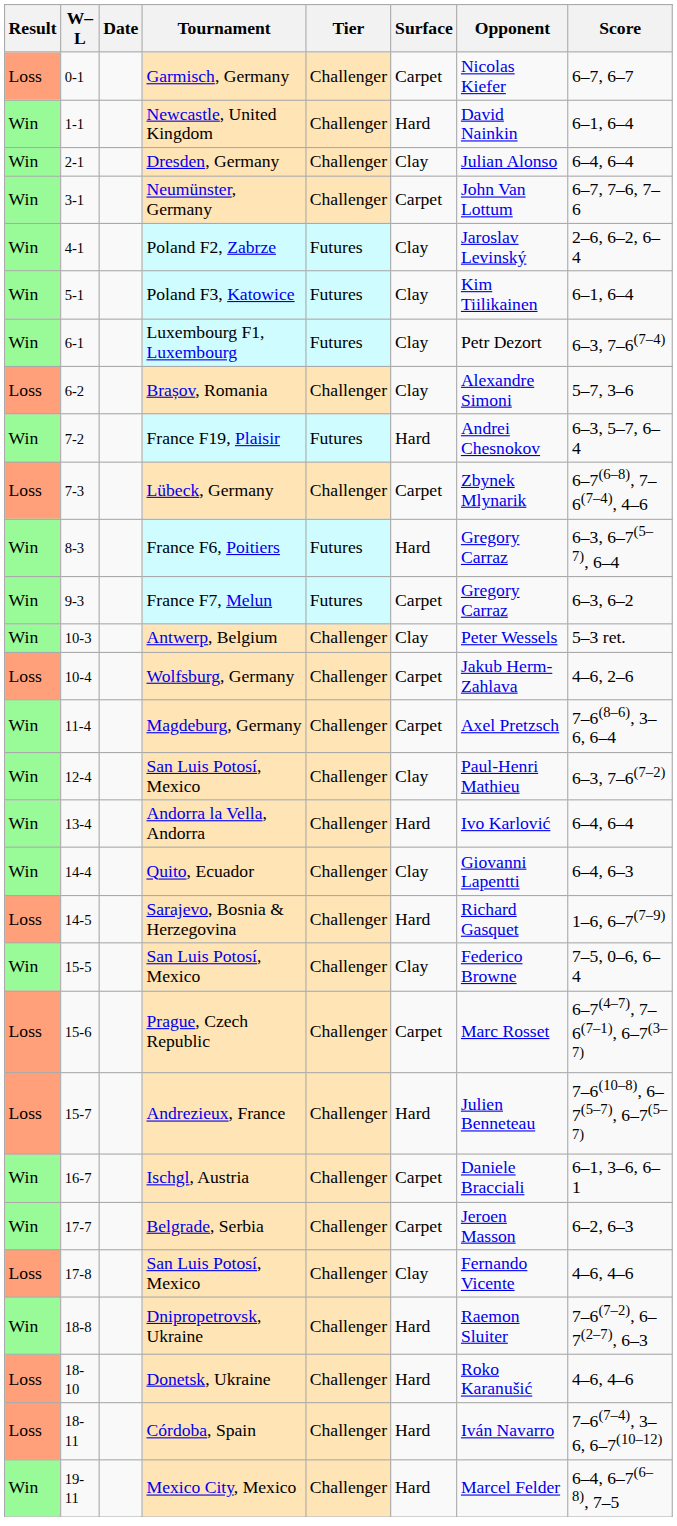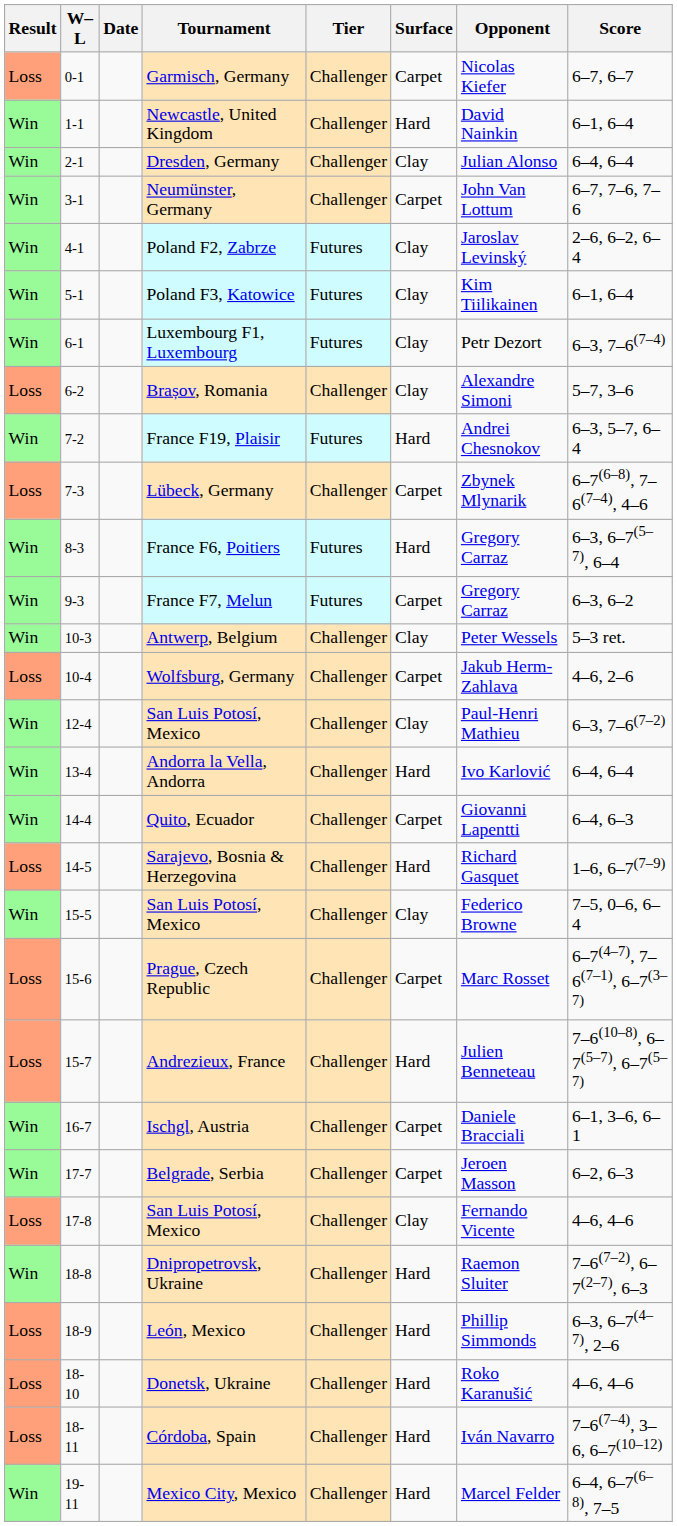- row: (78, 726)
(412, 871) Clay -> (419, 818) Carpet
+ row: (78, 1331)
